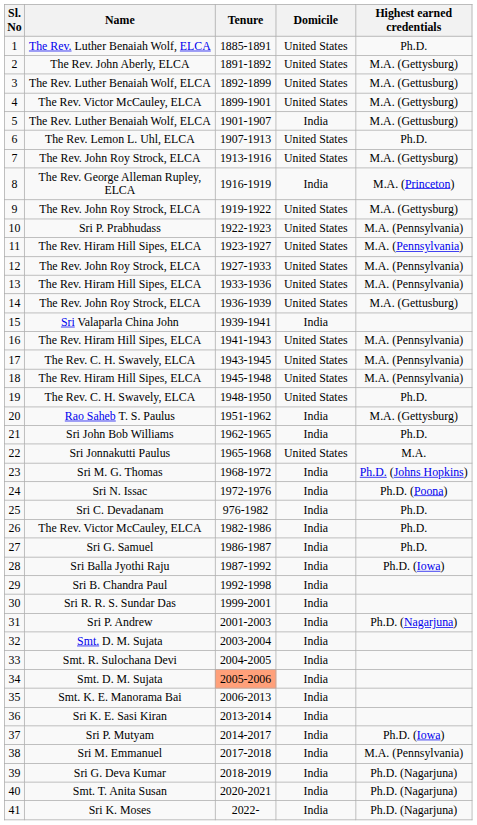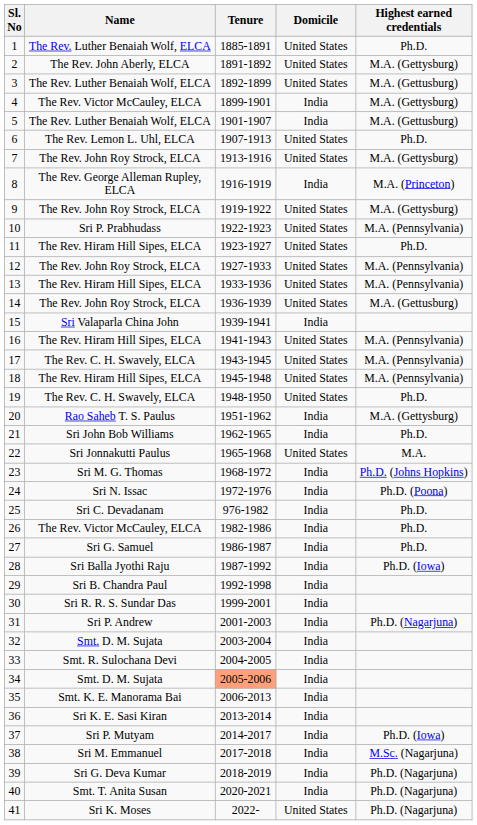(316, 102) United States -> (316, 102) India
(414, 247) M.A. (Pennsylvania) -> (414, 247) Ph.D.
(414, 754) M.A. (Pennsylvania) -> (414, 754) M.Sc. (Nagarjuna)
(316, 810) India -> (316, 810) United States
